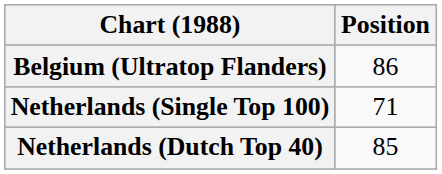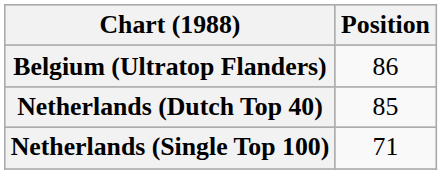rows swapped: (170, 147) <-> (170, 106)
